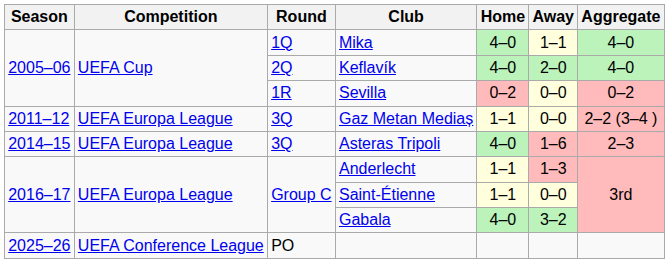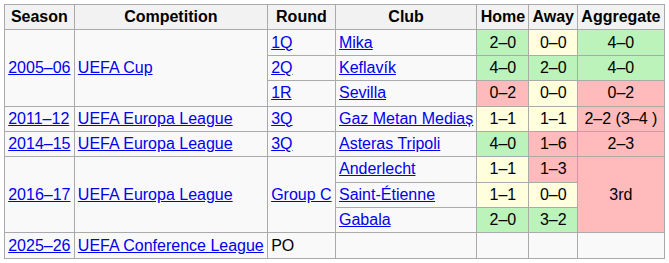(503, 42) 4–0 -> (503, 42) 2–0
(553, 42) 1–1 -> (553, 42) 0–0
(553, 118) 0–0 -> (553, 118) 1–1
(503, 220) 4–0 -> (503, 220) 2–0
